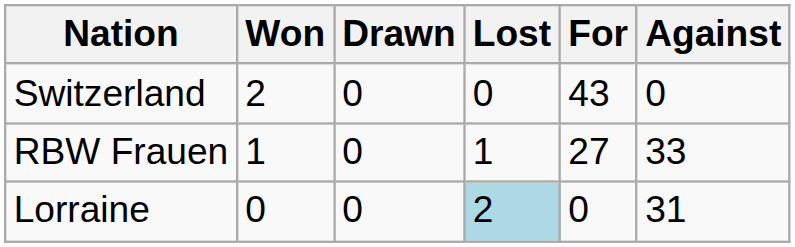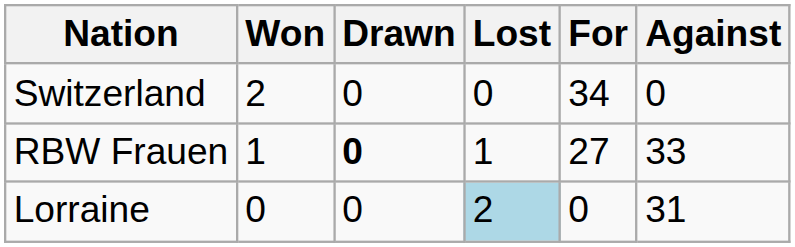(589, 92) 43 -> (589, 92) 34
(353, 151) normal -> (353, 151) bold
